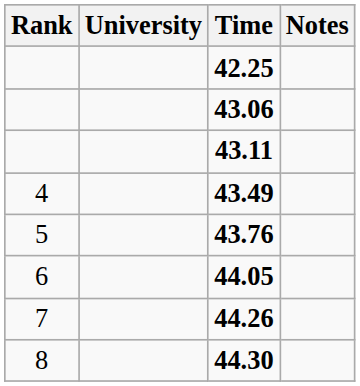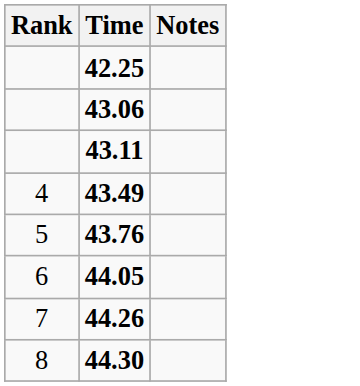- column: (143, 25)
